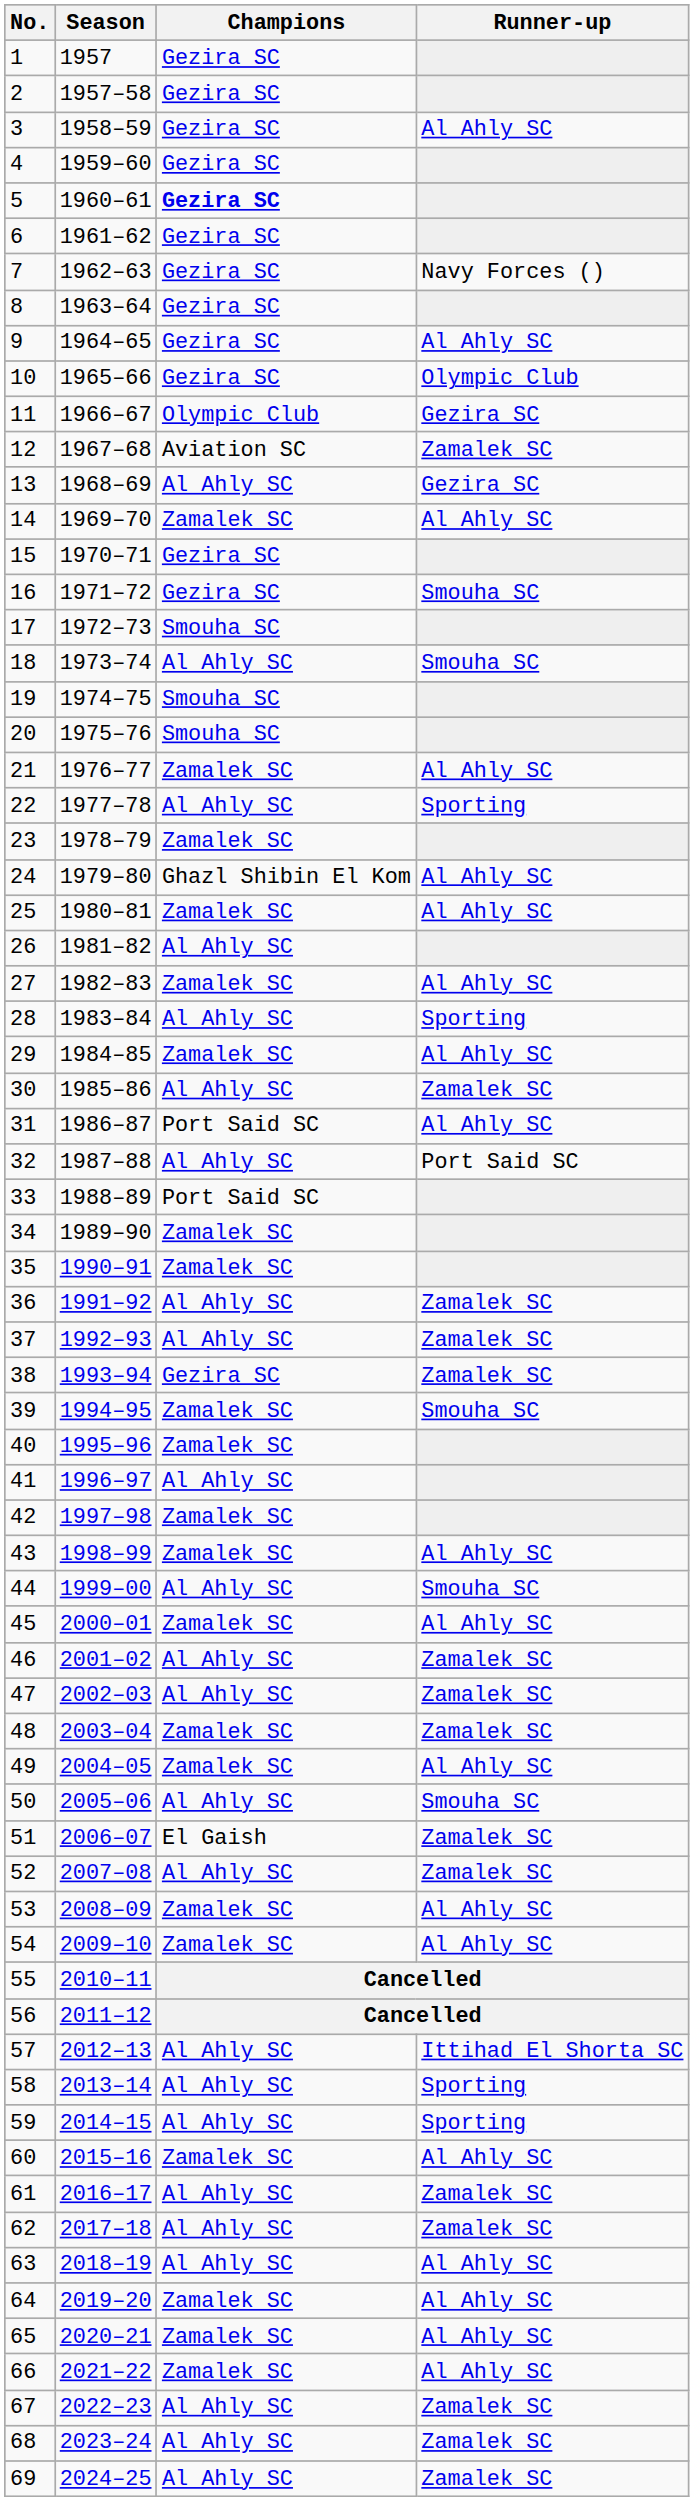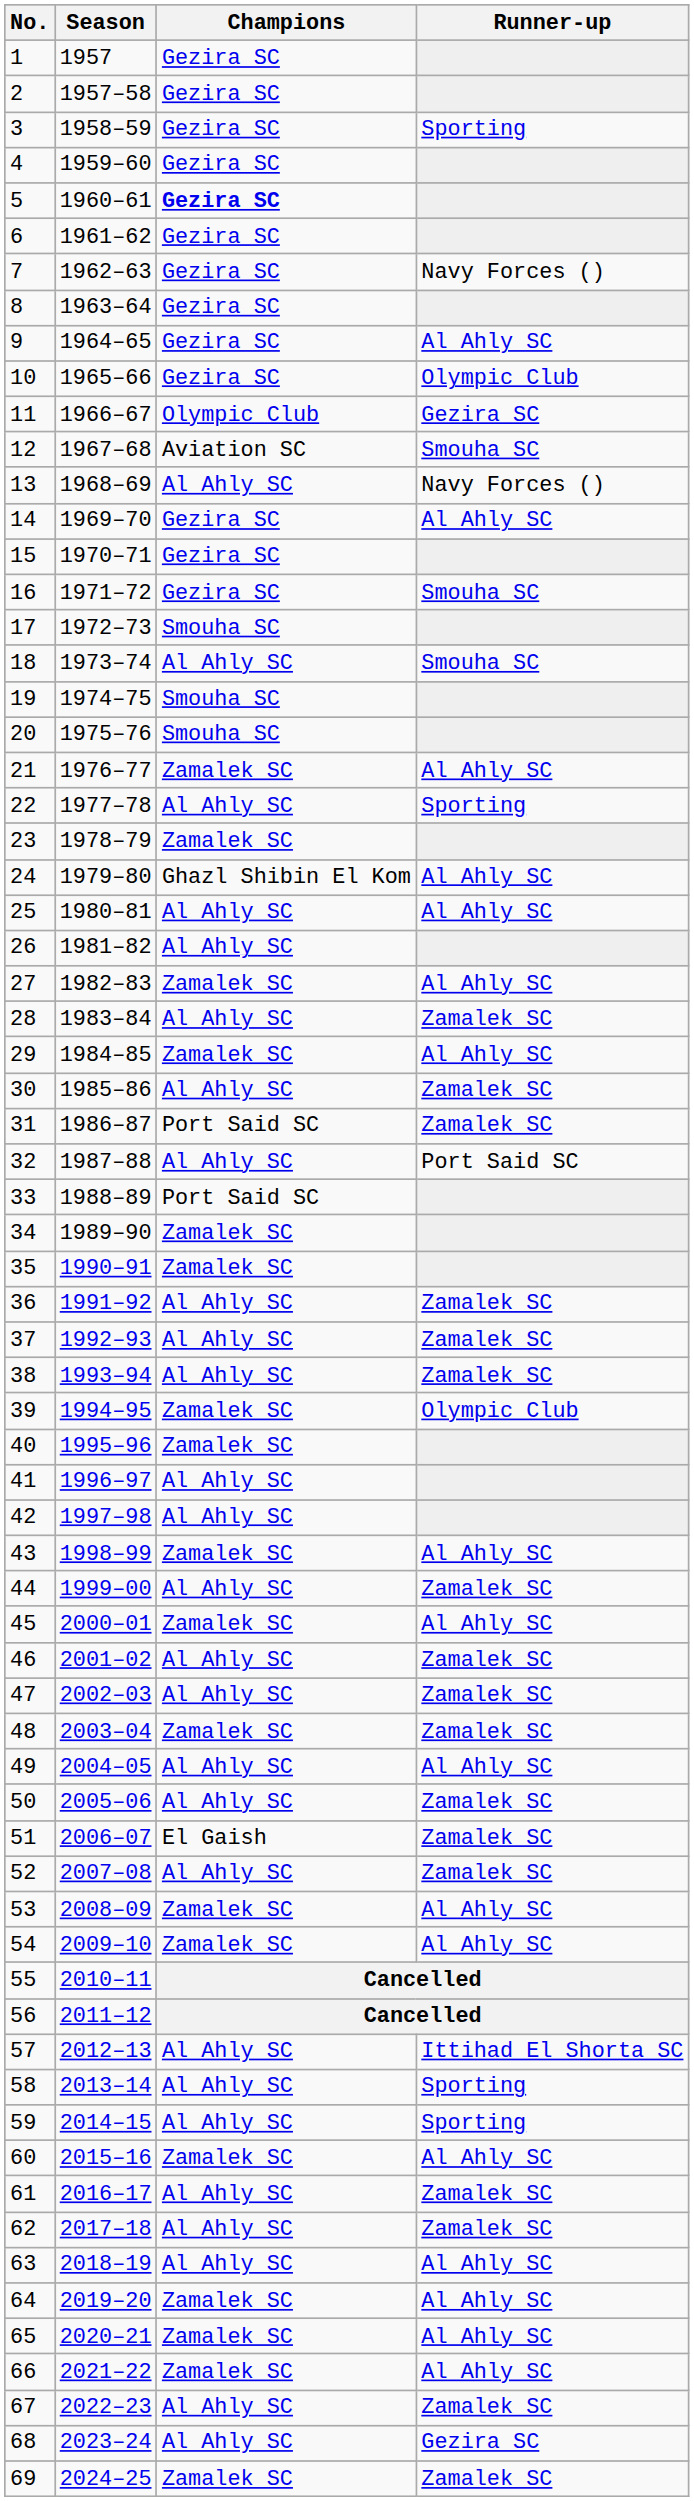(487, 129) Al Ahly SC -> (474, 129) Sporting
(487, 450) Zamalek SC -> (480, 450) Smouha SC
(480, 485) Gezira SC -> (513, 485) Navy Forces ()
(227, 521) Zamalek SC -> (221, 521) Gezira SC
(227, 913) Zamalek SC -> (227, 913) Al Ahly SC
(474, 1019) Sporting -> (487, 1019) Zamalek SC
(487, 1126) Al Ahly SC -> (487, 1126) Zamalek SC
(221, 1375) Gezira SC -> (227, 1375) Al Ahly SC
(480, 1411) Smouha SC -> (500, 1411) Olympic Club
(227, 1518) Zamalek SC -> (227, 1518) Al Ahly SC
(480, 1589) Smouha SC -> (487, 1589) Zamalek SC
(227, 1767) Zamalek SC -> (227, 1767) Al Ahly SC
(480, 1802) Smouha SC -> (487, 1802) Zamalek SC
(487, 2443) Zamalek SC -> (480, 2443) Gezira SC
(227, 2479) Al Ahly SC -> (227, 2479) Zamalek SC
